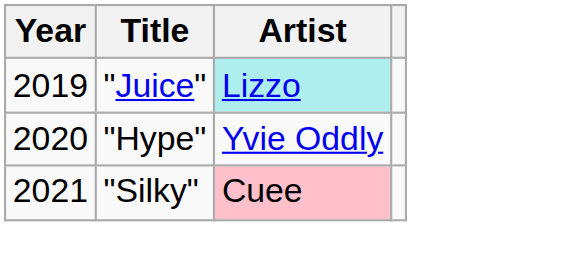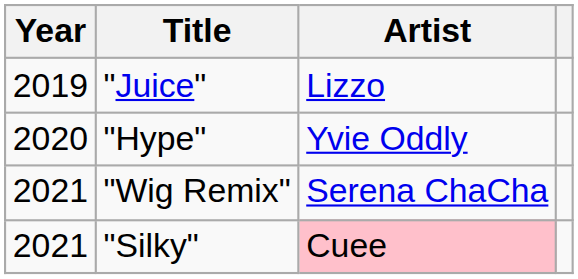(261, 84) paleturquoise background -> (346, 84) no background
+ row: (197, 191)
